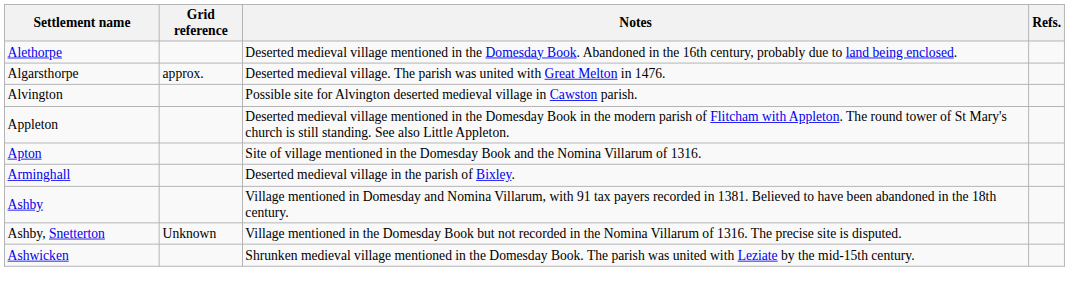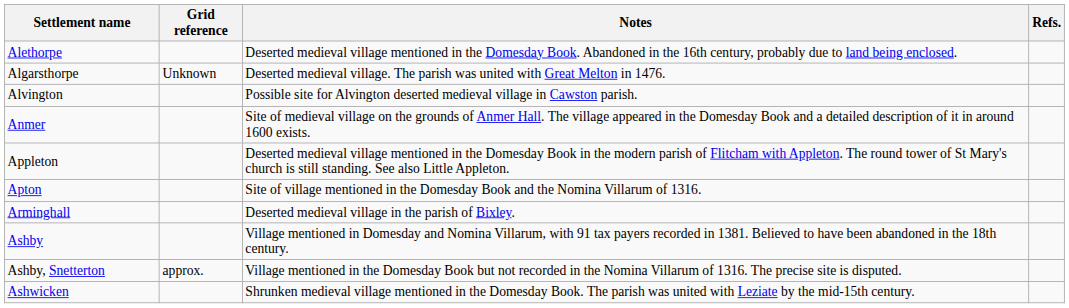(183, 73) approx. -> (189, 73) Unknown
+ row: (26, 124)
(189, 233) Unknown -> (183, 270) approx.
